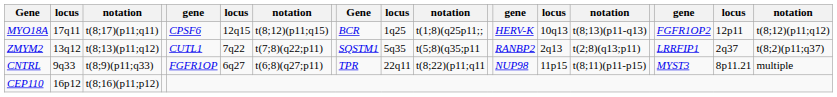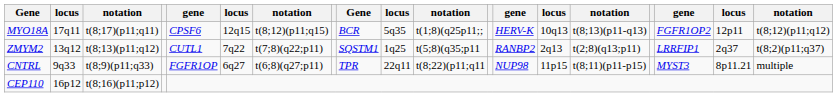(395, 30) 1q25 -> (395, 30) 5q35
(395, 48) 5q35 -> (395, 48) 1q25
